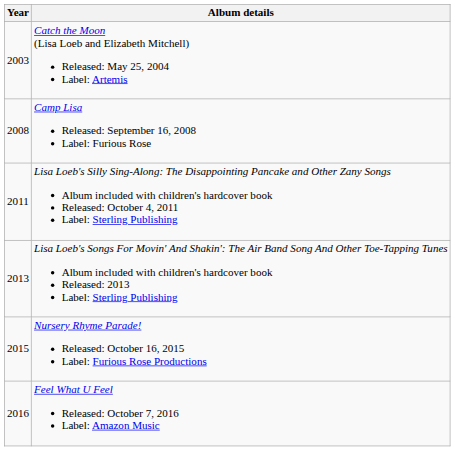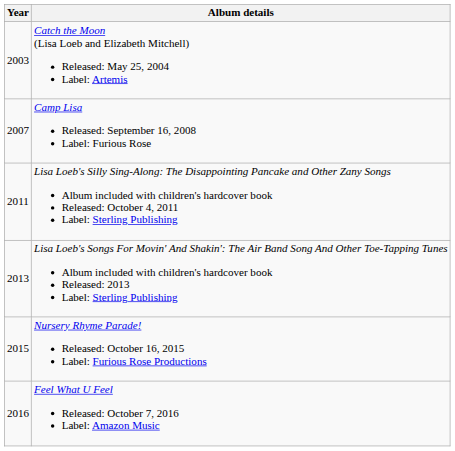(18, 131) 2008 -> (18, 131) 2007
